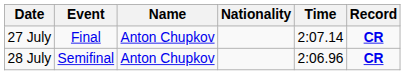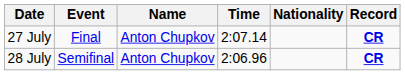columns swapped: (256, 15) <-> (321, 15)
